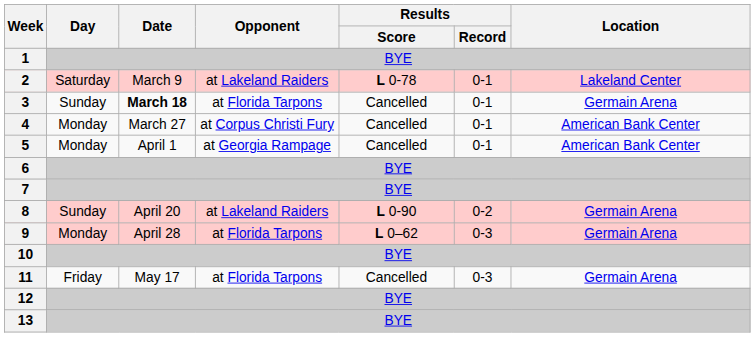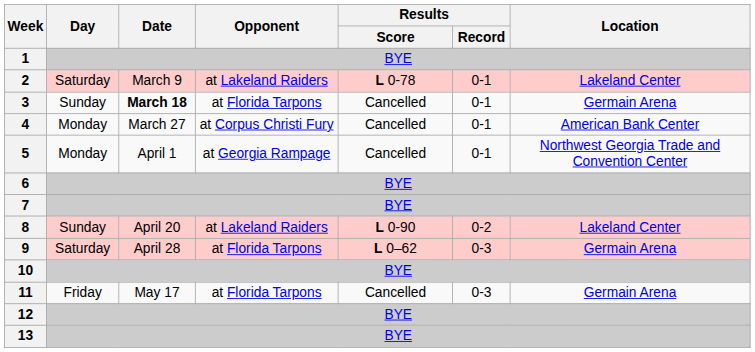(631, 146) American Bank Center -> (630, 154) Northwest Georgia Trade and Convention Center
(631, 211) Germain Arena -> (630, 227) Lakeland Center
(83, 233) Monday -> (83, 249) Saturday
